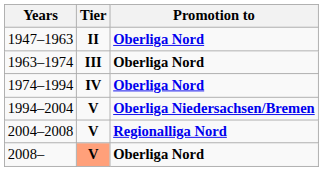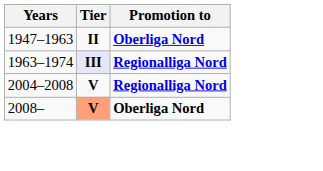(93, 62) no background -> (93, 62) lavender background
(159, 62) Oberliga Nord -> (170, 62) Regionalliga Nord
- row: (41, 85)
- row: (41, 108)
